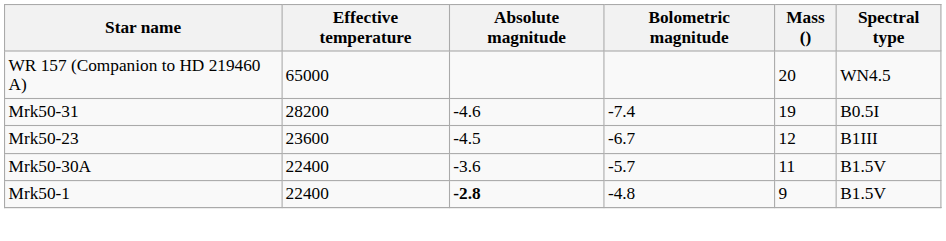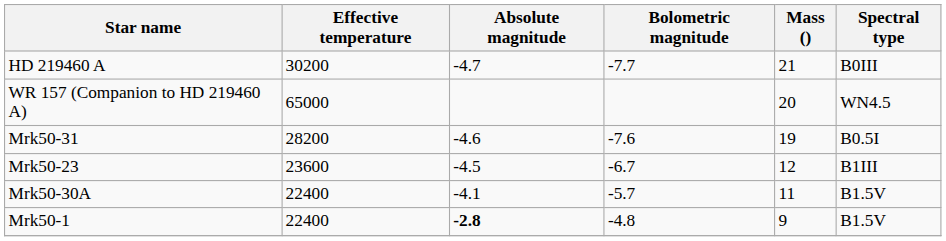+ row: (57, 65)
(622, 111) -7.4 -> (622, 139) -7.6
(467, 166) -3.6 -> (467, 194) -4.1
